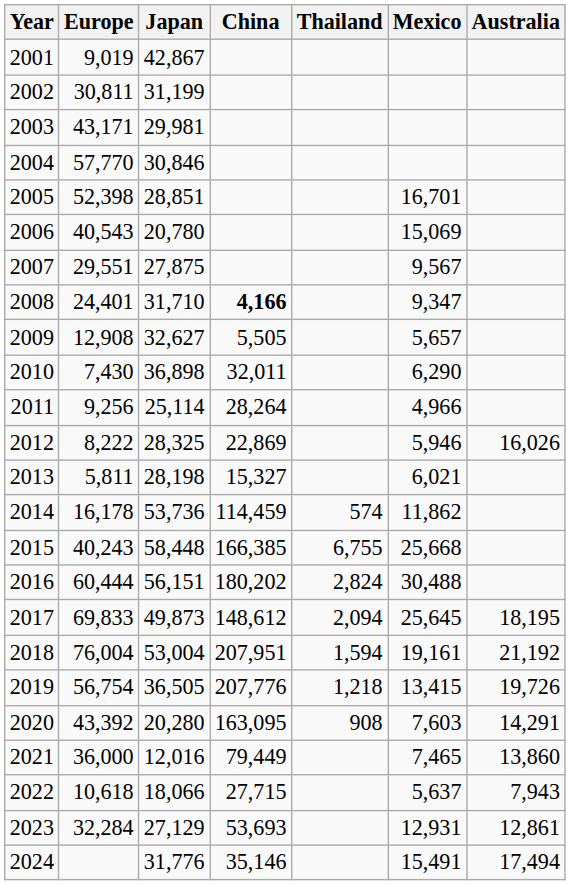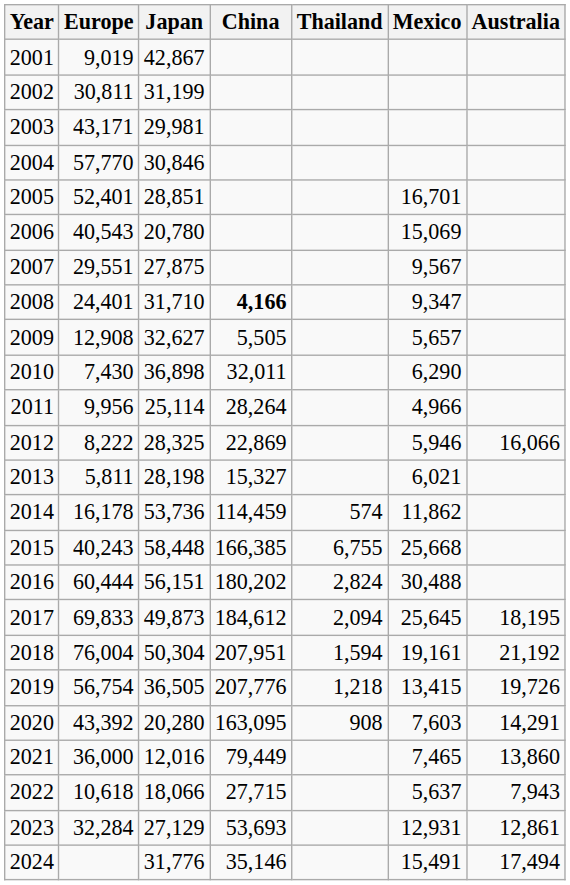(103, 197) 52,398 -> (103, 197) 52,401
(109, 407) 9,256 -> (109, 407) 9,956
(530, 442) 16,026 -> (530, 442) 16,066
(251, 617) 148,612 -> (251, 617) 184,612
(174, 652) 53,004 -> (174, 652) 50,304
